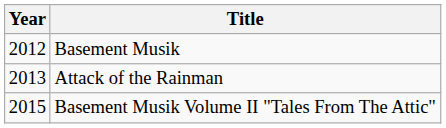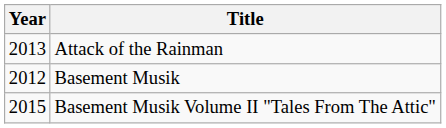rows swapped: (117, 48) <-> (139, 78)
